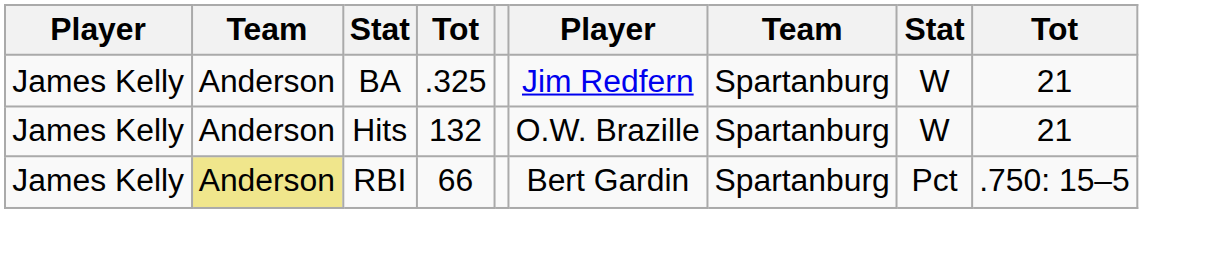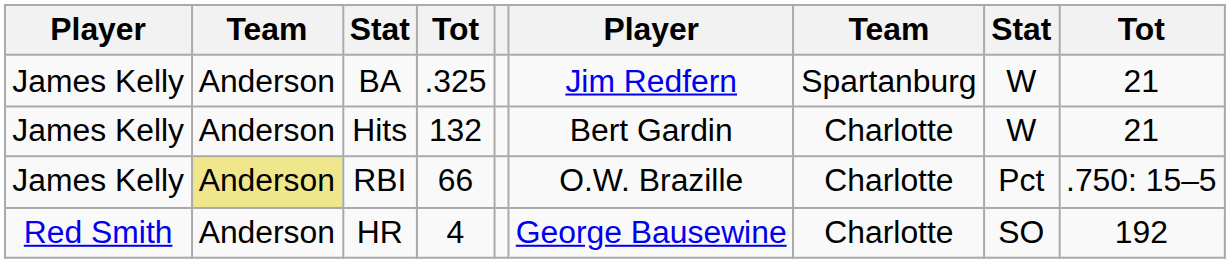(608, 130) O.W. Brazille -> (651, 130) Bert Gardin
(802, 130) Spartanburg -> (889, 130) Charlotte
(608, 181) Bert Gardin -> (651, 181) O.W. Brazille
(802, 181) Spartanburg -> (889, 181) Charlotte
+ row: (380, 231)
